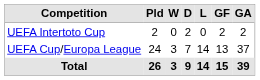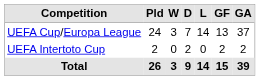rows swapped: (74, 49) <-> (56, 32)
